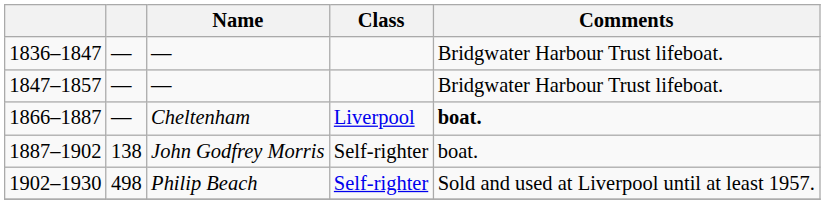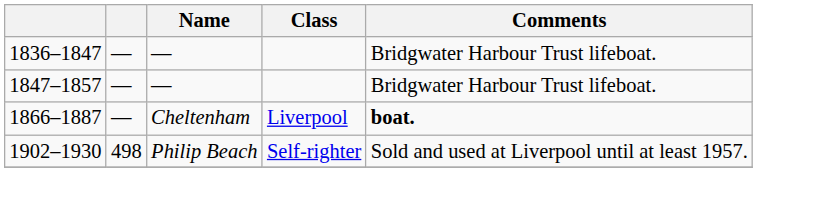- row: (55, 150)
